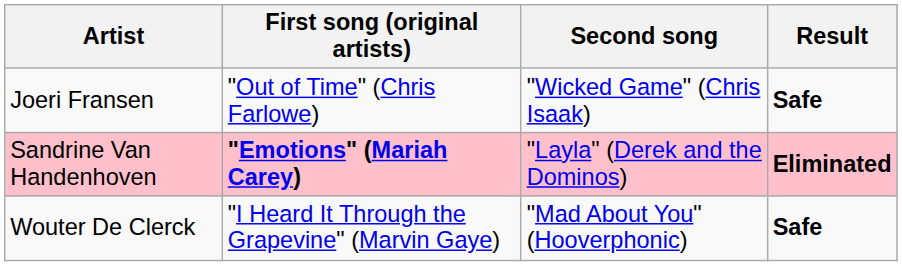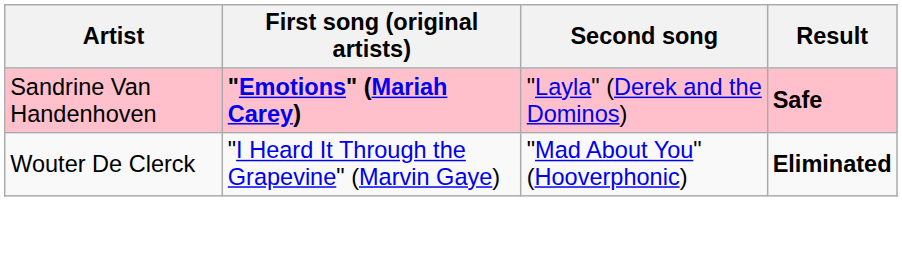- row: (82, 100)
(832, 163) Eliminated -> (797, 100) Safe
(797, 227) Safe -> (832, 163) Eliminated
